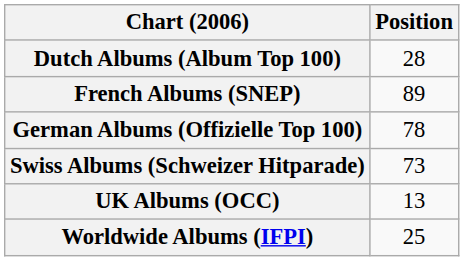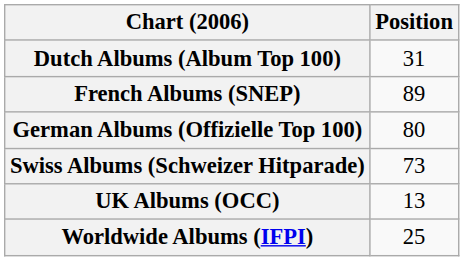(414, 58) 28 -> (414, 58) 31
(414, 129) 78 -> (414, 129) 80
